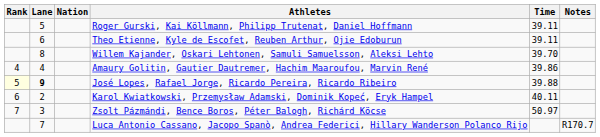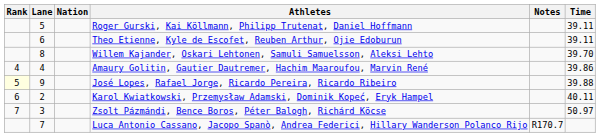columns swapped: (545, 11) <-> (578, 11)
(42, 82) bold -> (42, 82) normal
